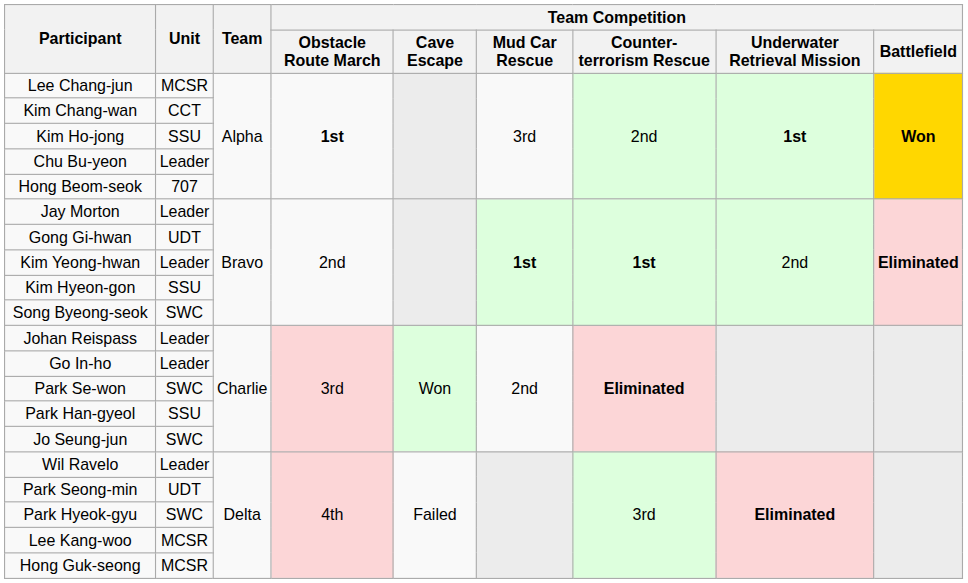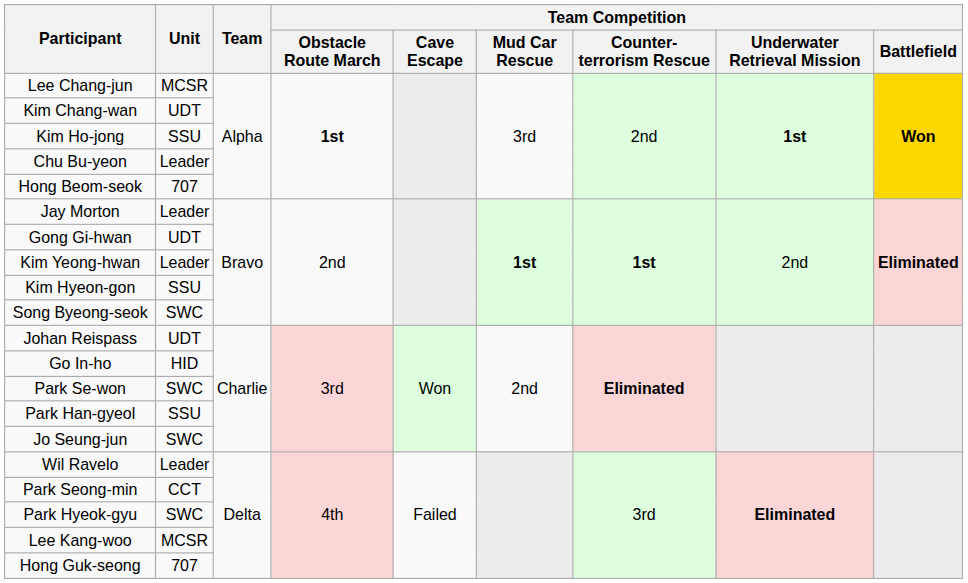(185, 111) CCT -> (185, 111) UDT
(185, 338) Leader -> (185, 338) UDT
(185, 364) Leader -> (185, 364) HID
(185, 490) UDT -> (185, 490) CCT
(185, 566) MCSR -> (185, 566) 707
